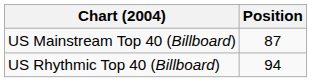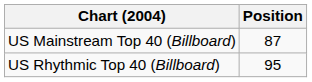(273, 64) 94 -> (273, 64) 95
